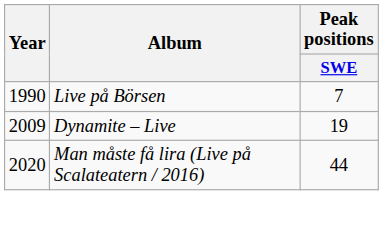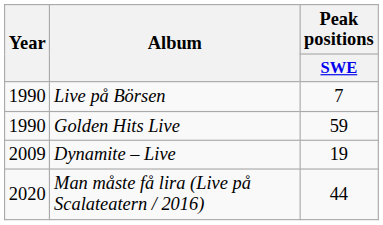+ row: (117, 125)
